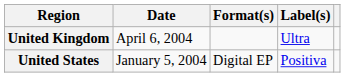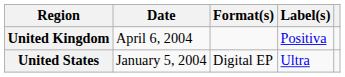(295, 38) Ultra -> (304, 38) Positiva
(304, 60) Positiva -> (295, 60) Ultra
